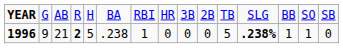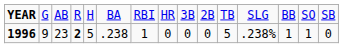(61, 33) 21 -> (61, 33) 23
(258, 33) bold -> (258, 33) normal
